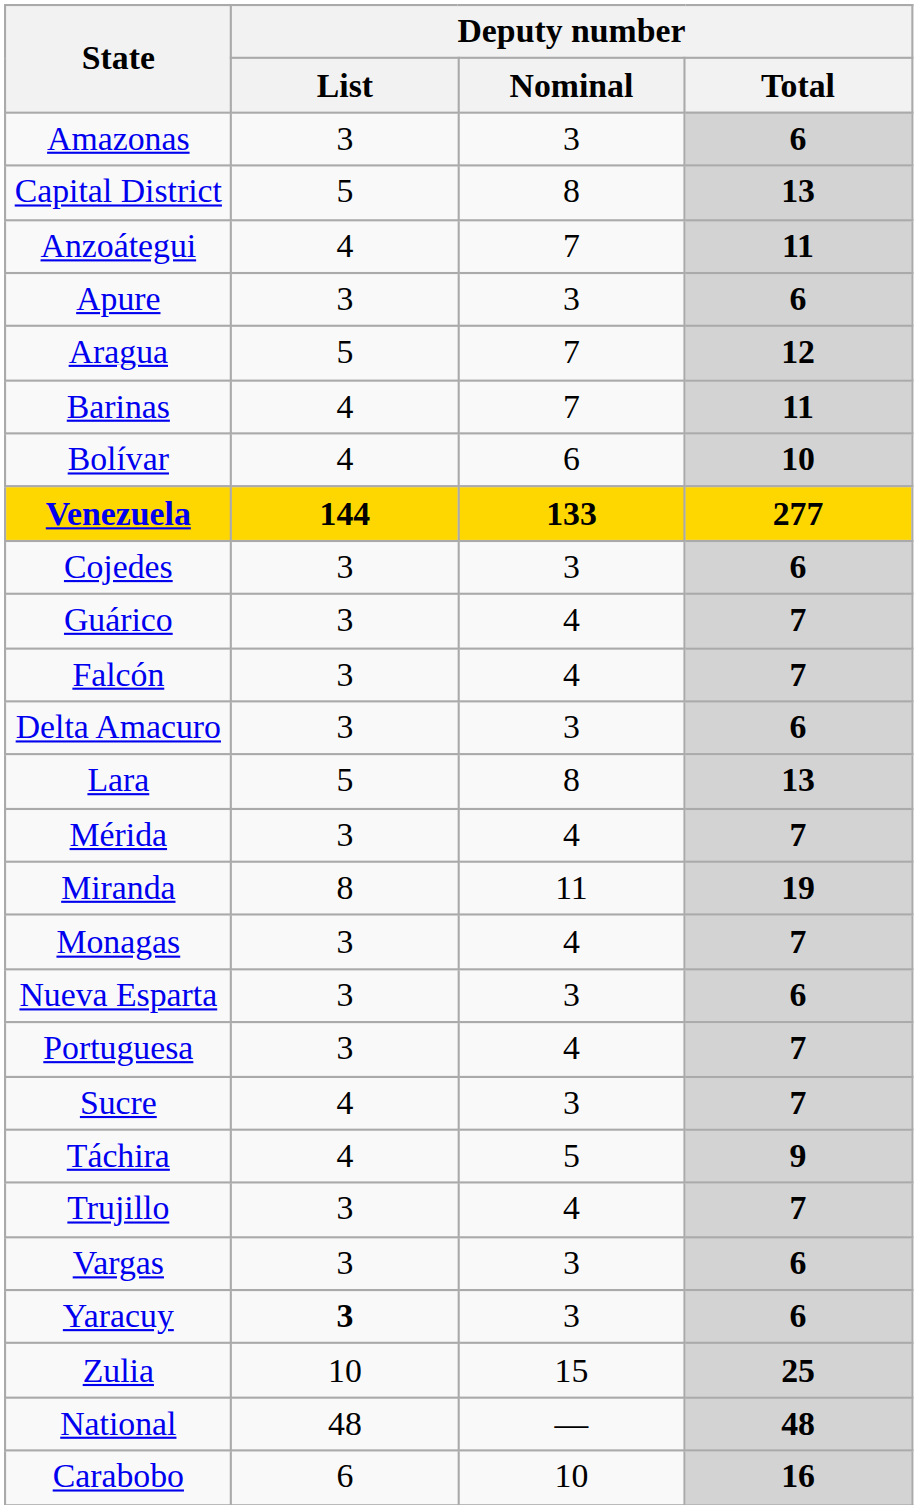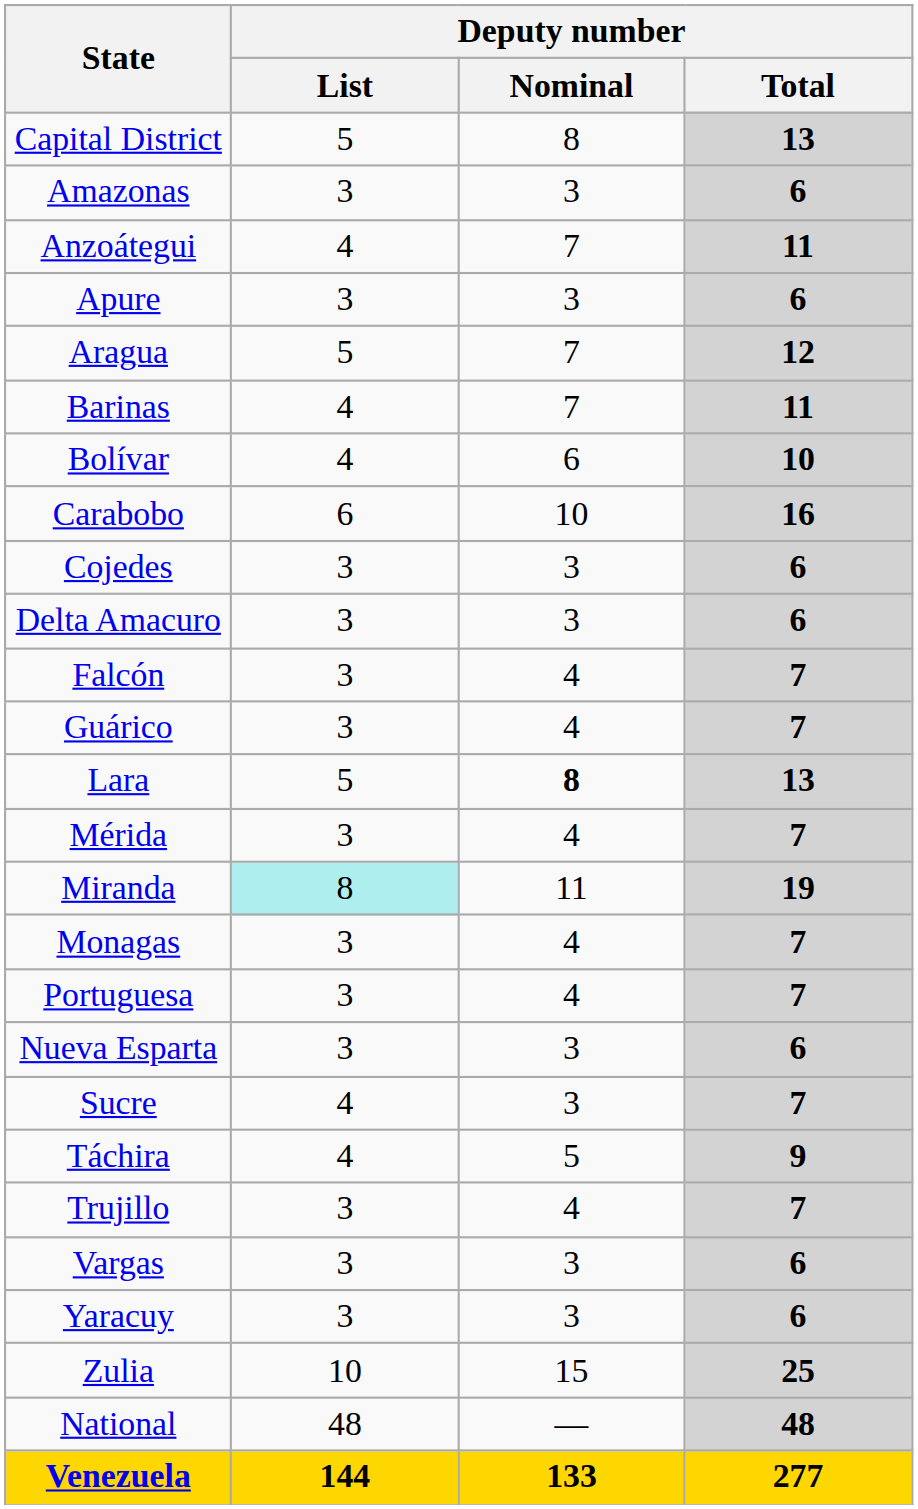rows swapped: (118, 191) <-> (118, 138)
rows swapped: (118, 1476) <-> (118, 513)
rows swapped: (118, 727) <-> (118, 620)
(571, 780) normal -> (571, 780) bold
(345, 887) no background -> (345, 887) paleturquoise background
rows swapped: (118, 995) <-> (118, 1048)
(345, 1316) bold -> (345, 1316) normal
